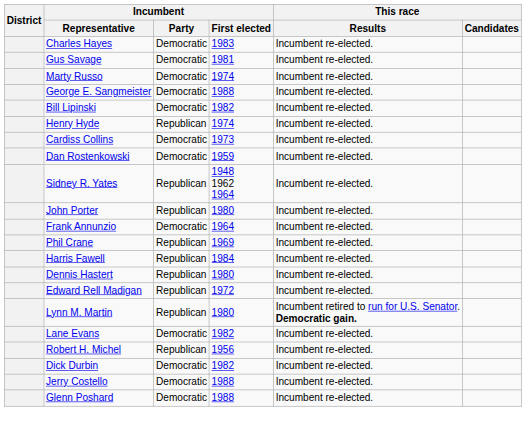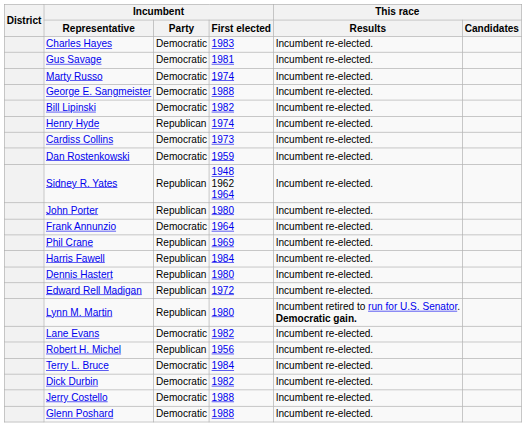+ row: (77, 366)
